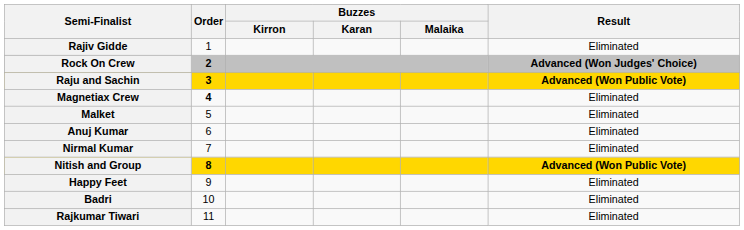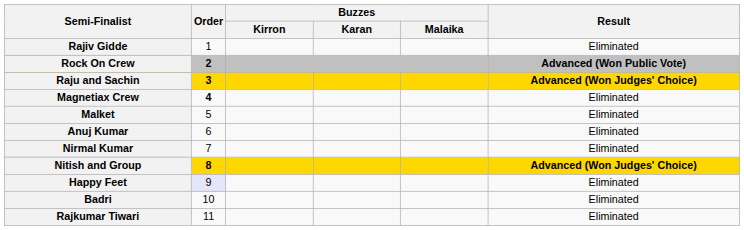(614, 64) Advanced (Won Judges' Choice) -> (614, 64) Advanced (Won Public Vote)
(614, 81) Advanced (Won Public Vote) -> (614, 81) Advanced (Won Judges' Choice)
(614, 166) Advanced (Won Public Vote) -> (614, 166) Advanced (Won Judges' Choice)
(209, 183) no background -> (209, 183) lavender background
